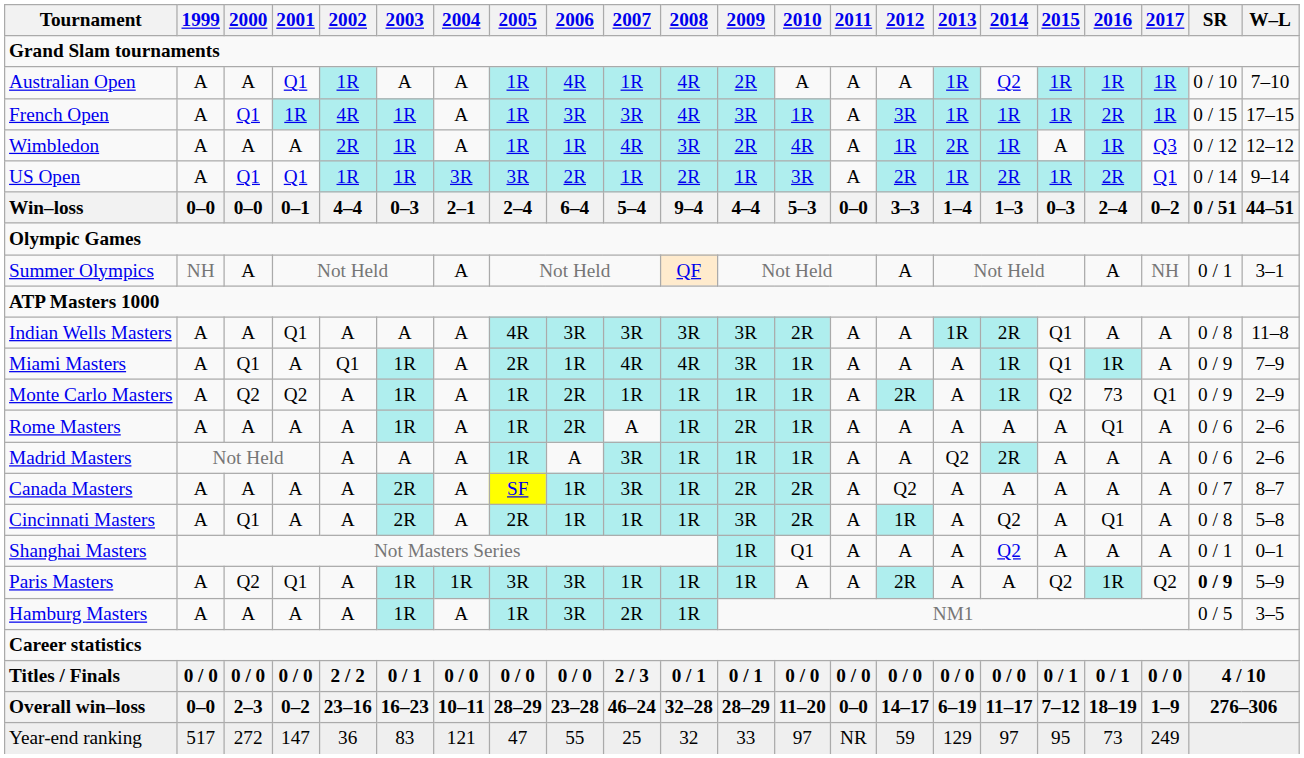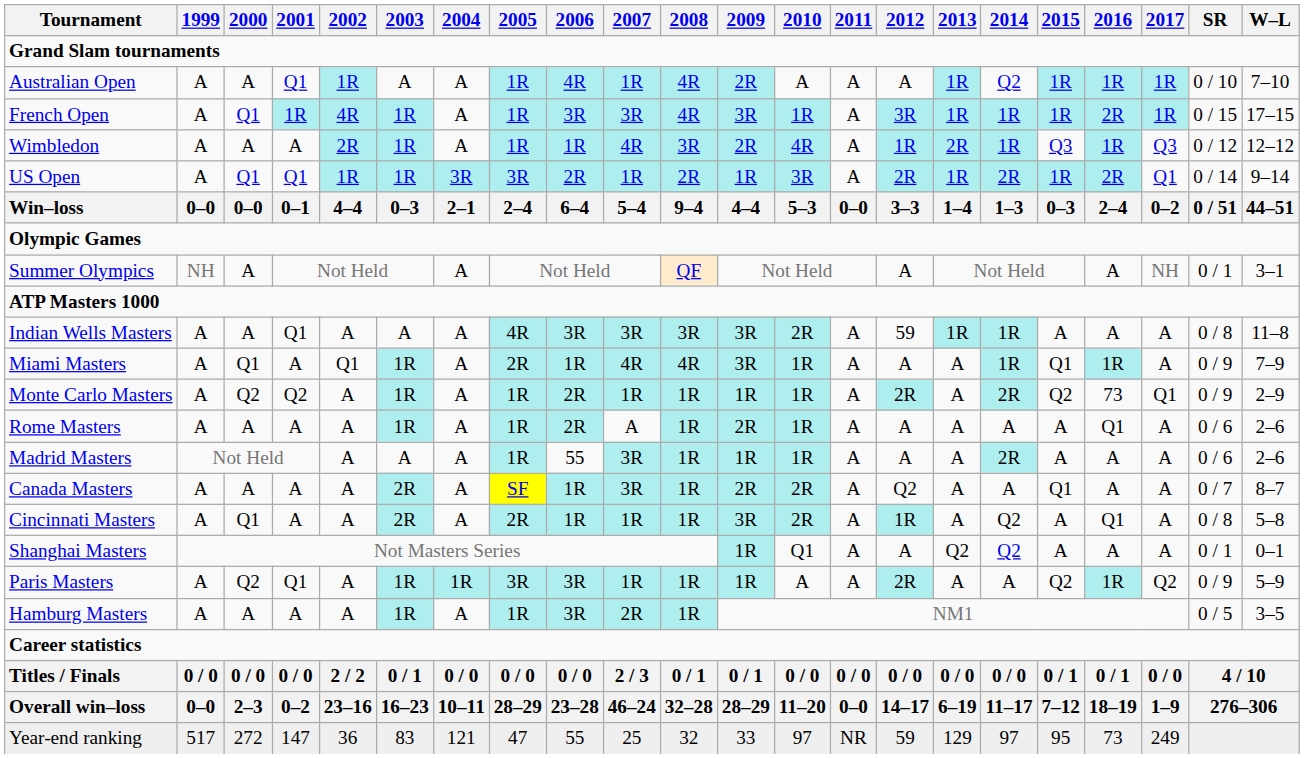(1061, 144) A -> (1061, 144) Q3
(905, 331) A -> (905, 331) 59
(1009, 331) 2R -> (1009, 331) 1R
(1061, 331) Q1 -> (1061, 331) A
(1009, 394) 1R -> (1009, 394) 2R
(575, 456) A -> (575, 456) 55
(957, 456) Q2 -> (957, 456) A
(1061, 488) A -> (1061, 488) Q1
(957, 550) A -> (957, 550) Q2
(1215, 581) bold -> (1215, 581) normal
